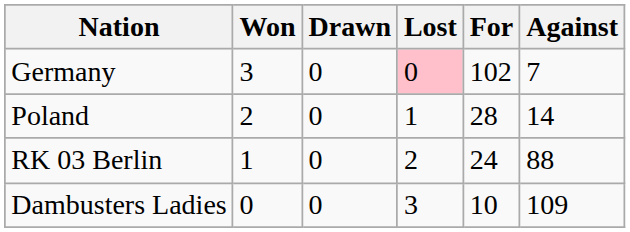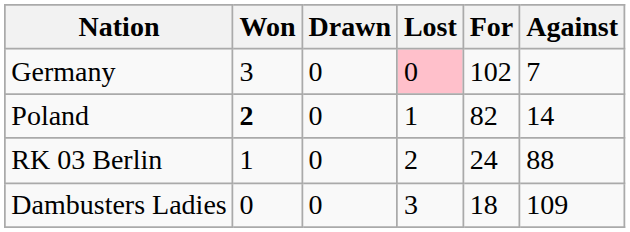(247, 115) normal -> (247, 115) bold
(484, 115) 28 -> (484, 115) 82
(484, 204) 10 -> (484, 204) 18
